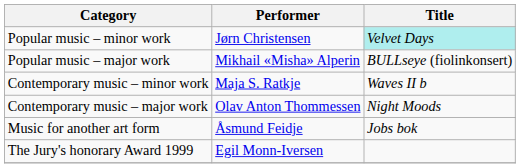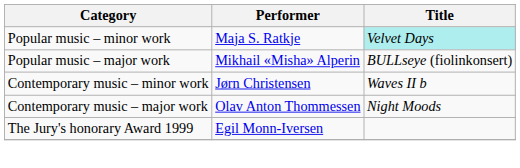(263, 38) Jørn Christensen -> (258, 38) Maja S. Ratkje
(258, 83) Maja S. Ratkje -> (263, 83) Jørn Christensen
- row: (84, 128)
